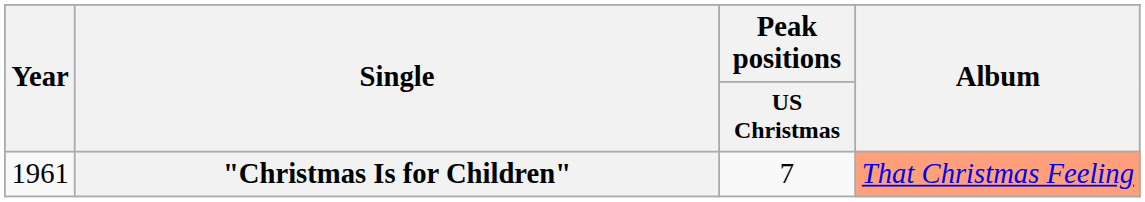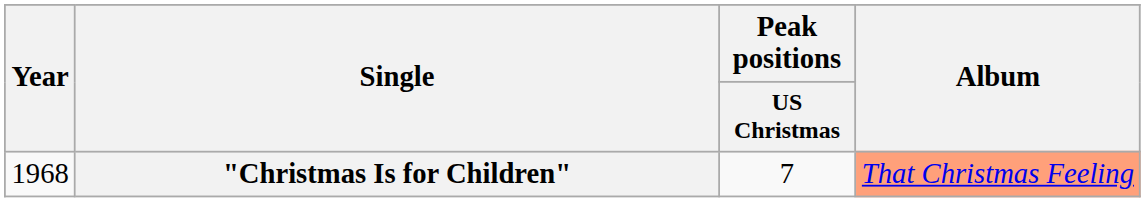(40, 173) 1961 -> (40, 173) 1968
